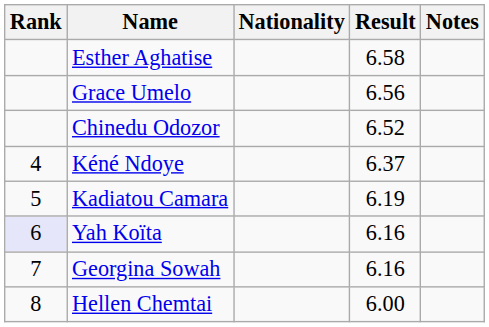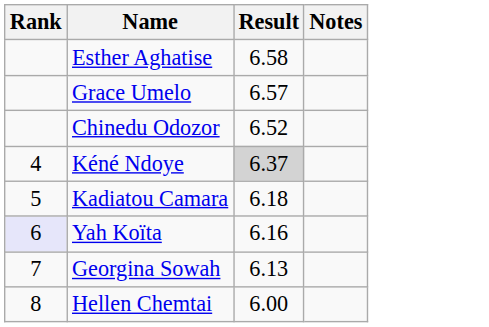- column: (292, 22)
(385, 92) 6.56 -> (269, 92) 6.57
(385, 163) no background -> (269, 163) lightgrey background
(385, 198) 6.19 -> (269, 198) 6.18
(385, 269) 6.16 -> (269, 269) 6.13
